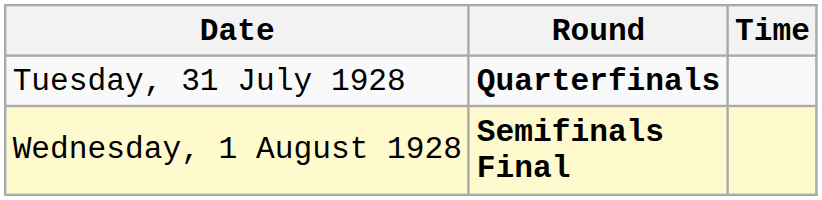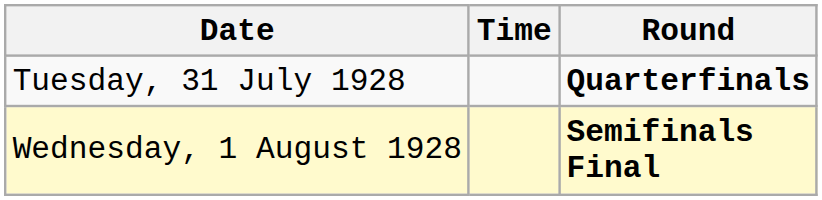columns swapped: (773, 31) <-> (599, 31)
